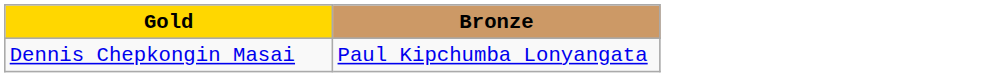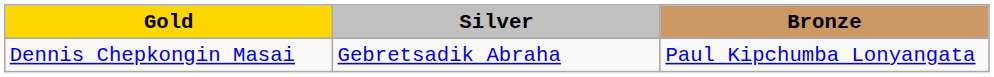+ column: (497, 22)
